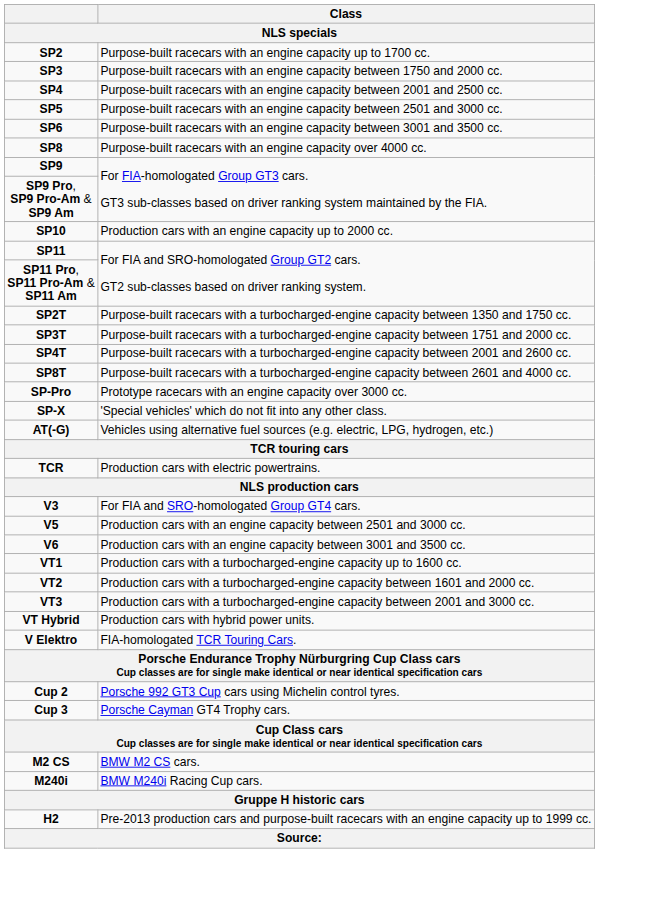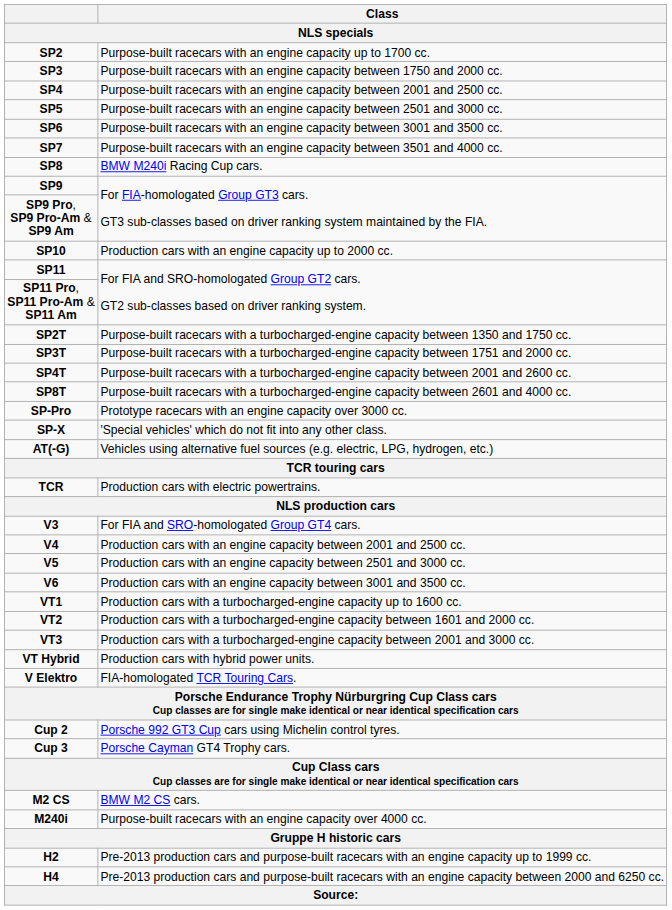+ row: (51, 147)
(264, 147) Purpose-built racecars with an engine capacity over 4000 cc. -> (181, 166) BMW M240i Racing Cup cars.
+ row: (51, 544)
(181, 781) BMW M240i Racing Cup cars. -> (264, 819) Purpose-built racecars with an engine capacity over 4000 cc.
+ row: (51, 876)
